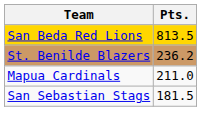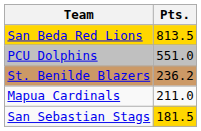+ row: (53, 55)
(175, 96) no background -> (175, 116) gold background
